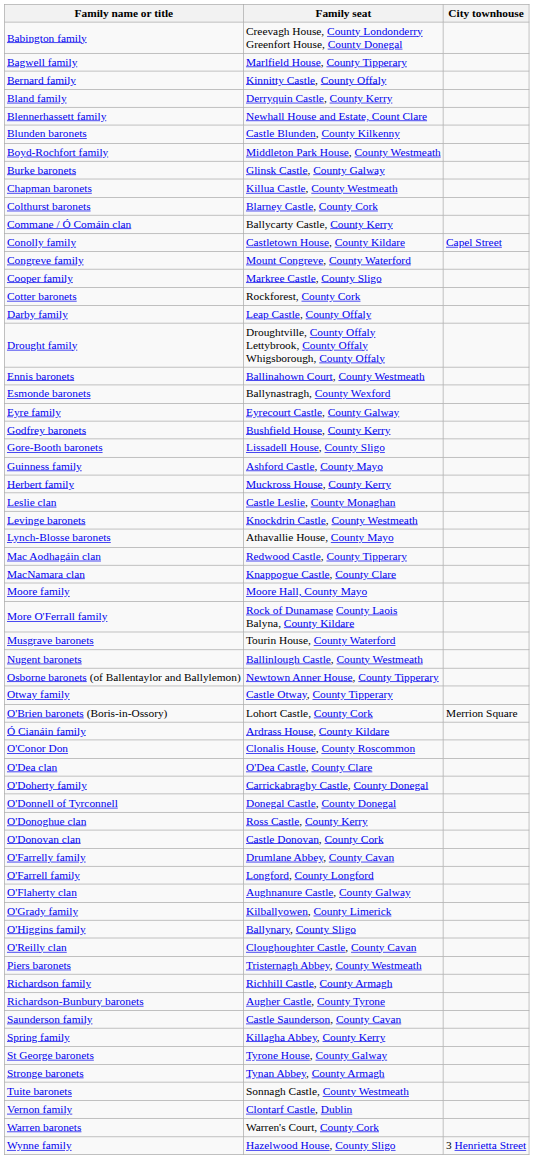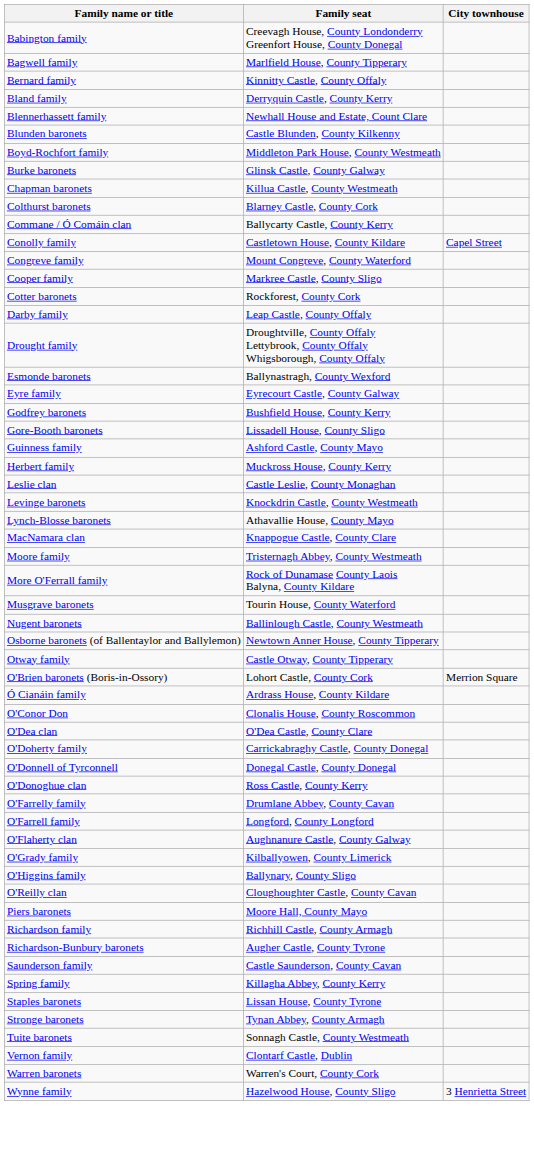- row: (41, 376)
- row: (54, 556)
(307, 592) Moore Hall, County Mayo -> (334, 556) Tristernagh Abbey, County Westmeath
- row: (44, 839)
(334, 965) Tristernagh Abbey, County Westmeath -> (307, 911) Moore Hall, County Mayo
- row: (50, 1055)
+ row: (44, 1001)
